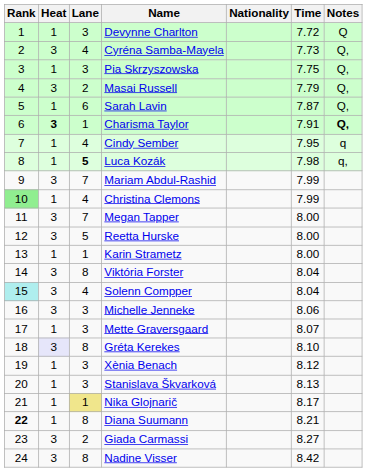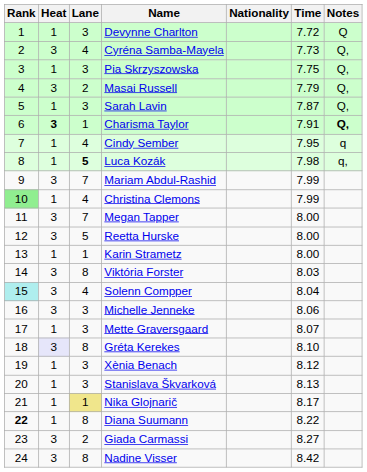(85, 106) 6 -> (85, 106) 3
(308, 273) 8.04 -> (308, 273) 8.03
(308, 421) 8.21 -> (308, 421) 8.22
